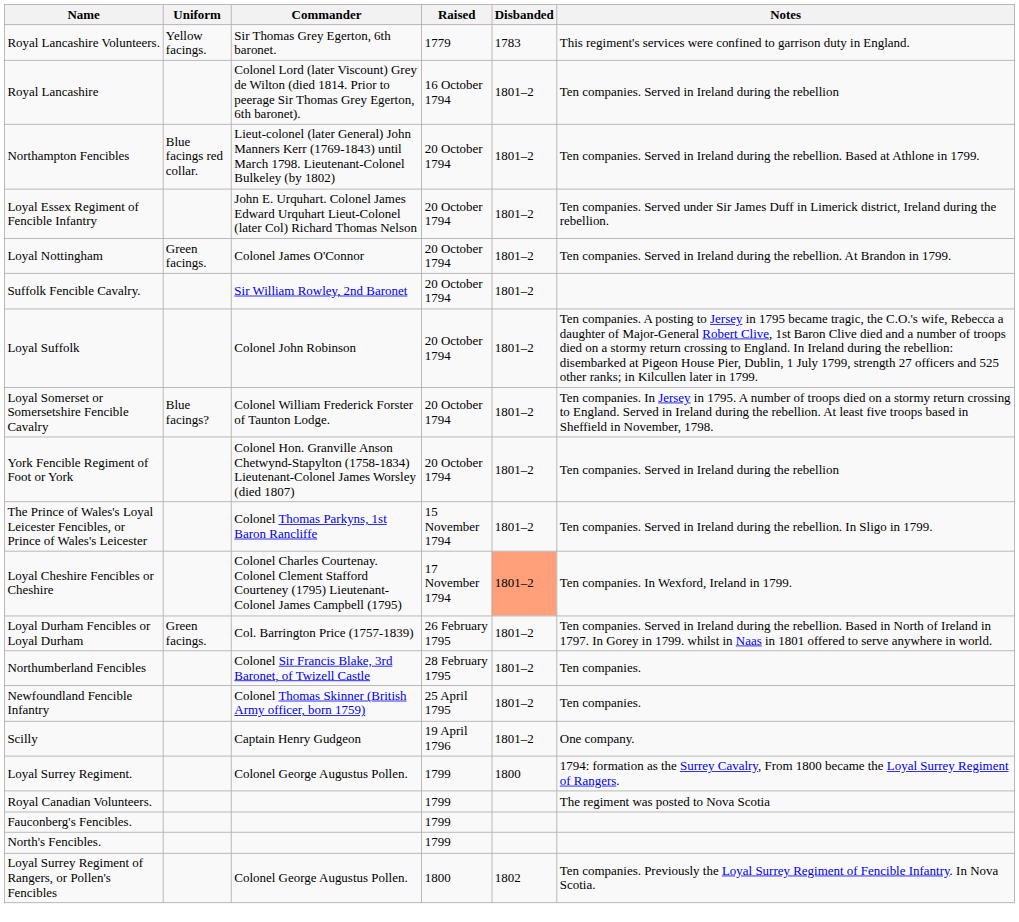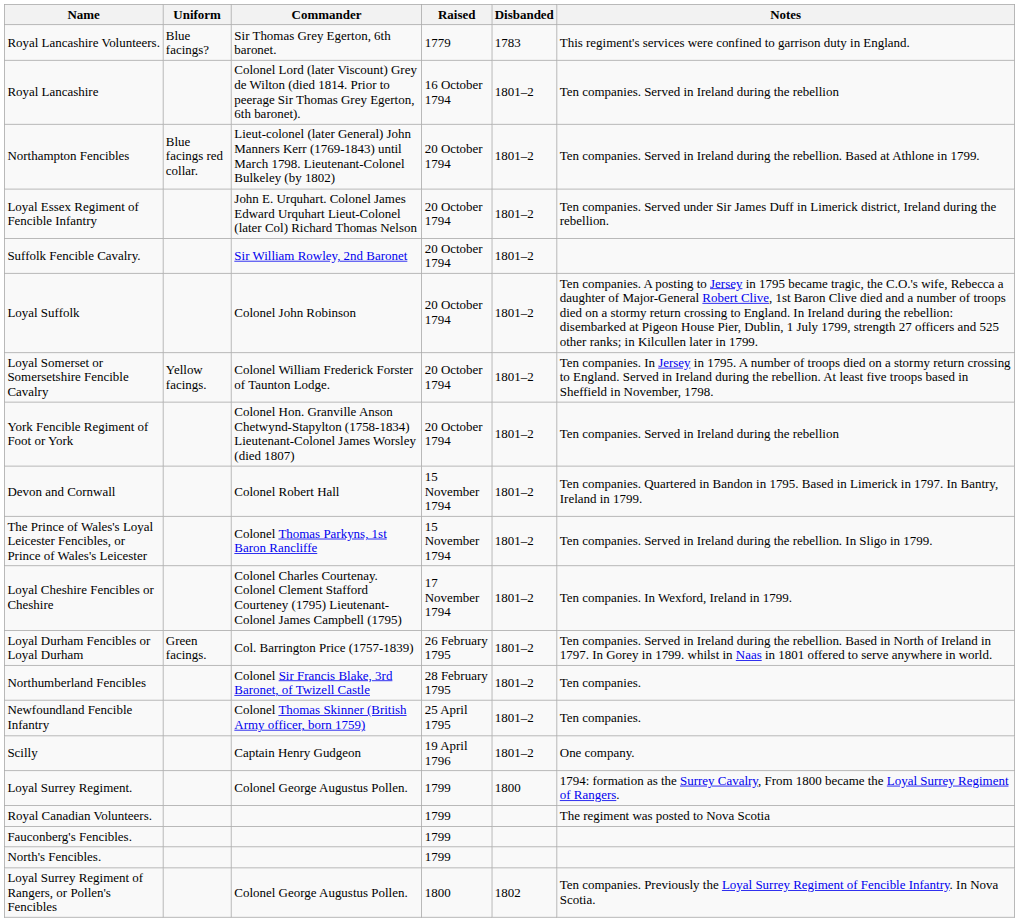(186, 42) Yellow facings. -> (187, 42) Blue facings?
- row: (55, 256)
(187, 412) Blue facings? -> (186, 377) Yellow facings.
+ row: (61, 491)
(514, 583) lightsalmon background -> (514, 598) no background
